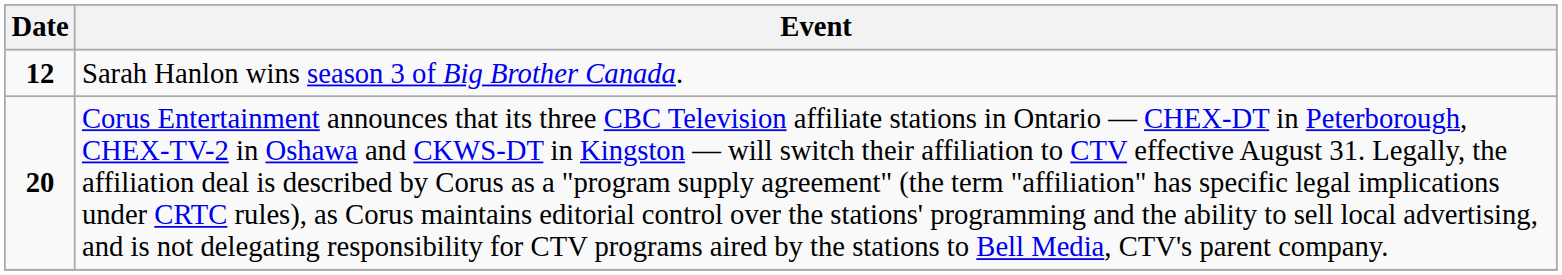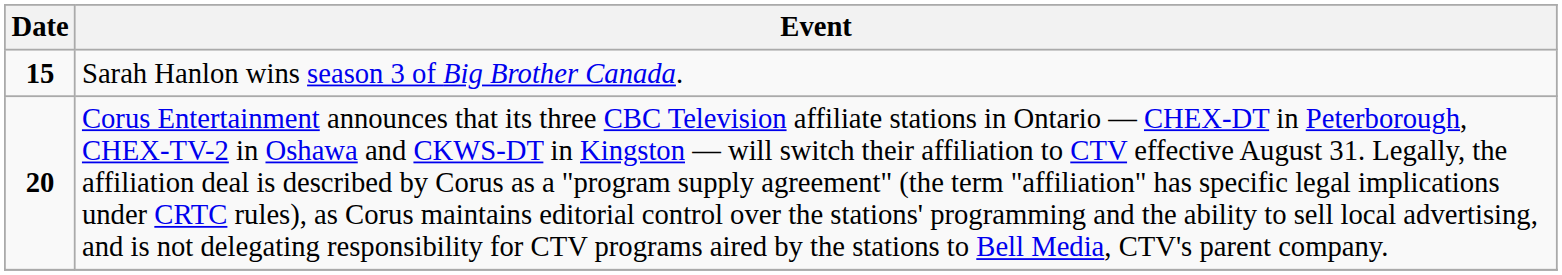(40, 72) 12 -> (40, 72) 15
